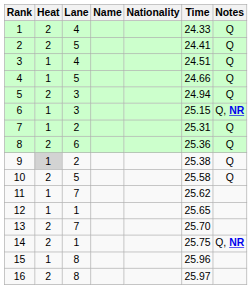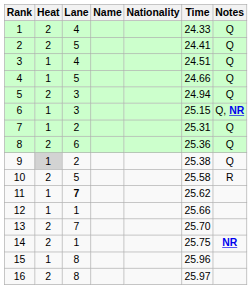(230, 177) Q -> (230, 177) R
(76, 194) normal -> (76, 194) bold
(197, 210) 25.65 -> (197, 210) 25.66
(230, 243) Q, NR -> (230, 243) NR
